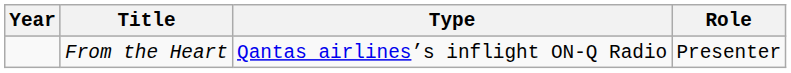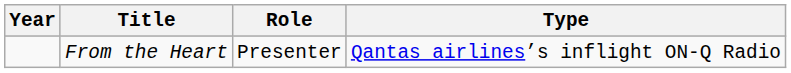columns swapped: (729, 21) <-> (452, 21)
